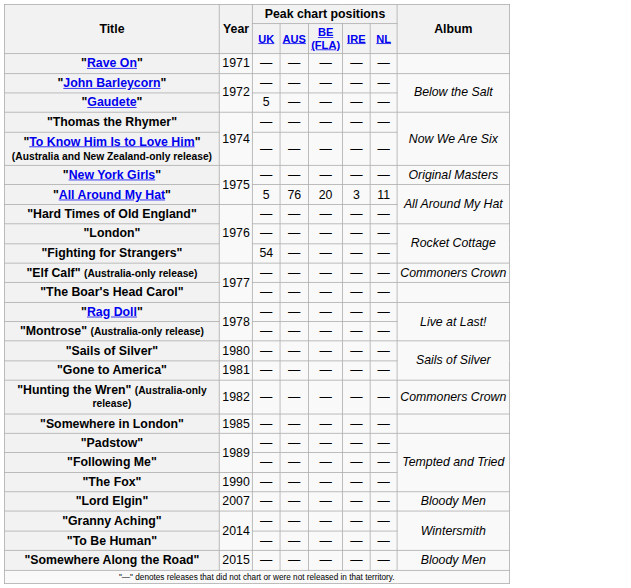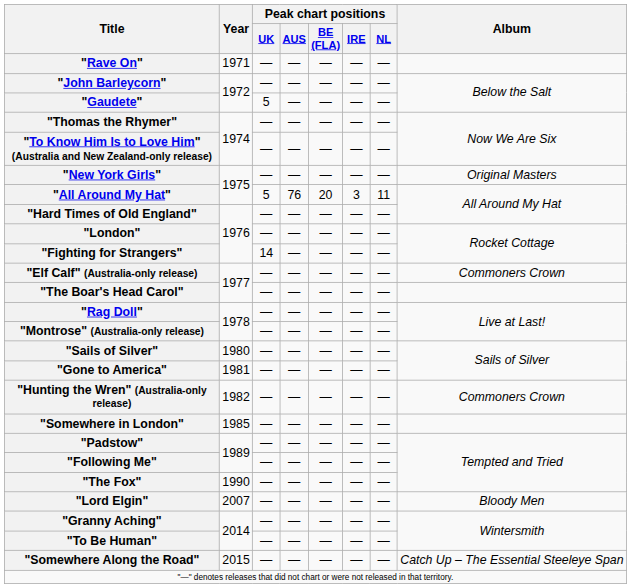(266, 253) 54 -> (266, 253) 14
(453, 560) Bloody Men -> (512, 560) Catch Up – The Essential Steeleye Span
